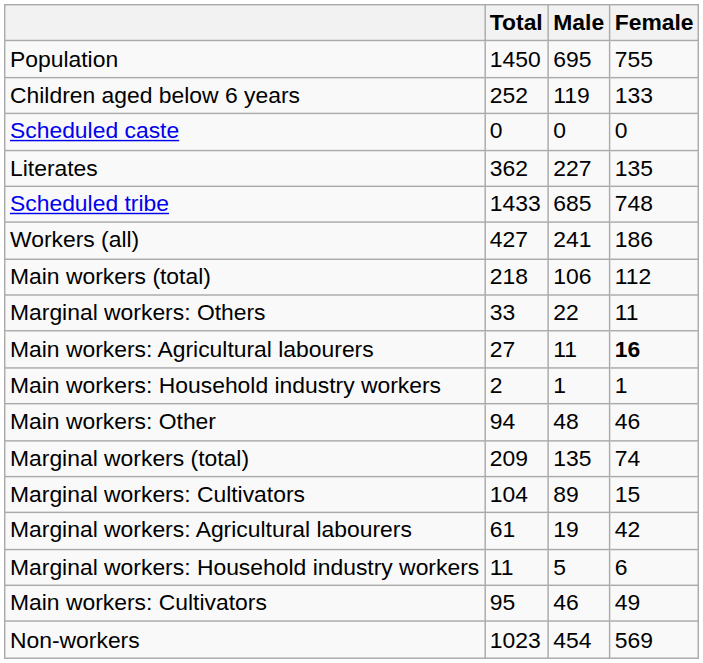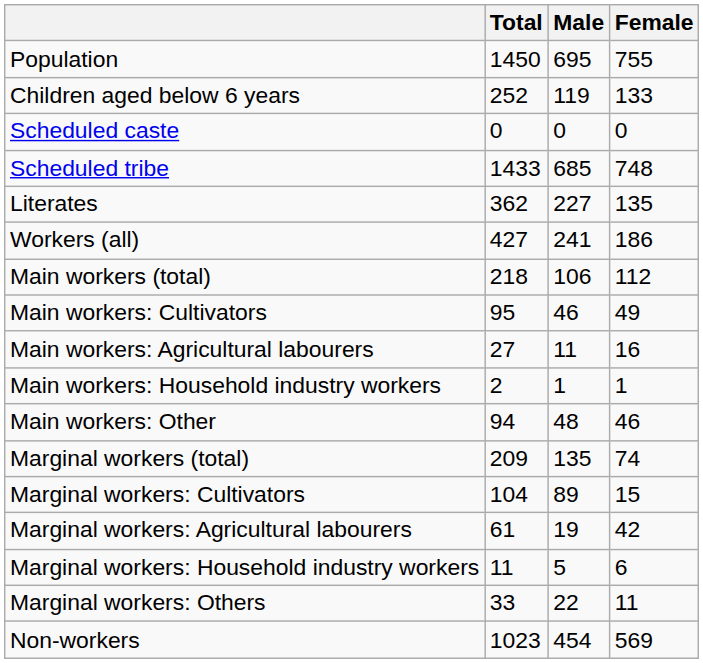rows swapped: (89, 204) <-> (54, 167)
rows swapped: (138, 603) <-> (138, 312)
(627, 349) bold -> (627, 349) normal
